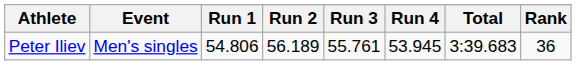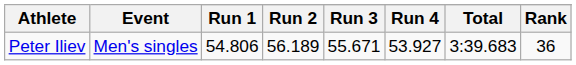(354, 46) 55.761 -> (354, 46) 55.671
(415, 46) 53.945 -> (415, 46) 53.927
